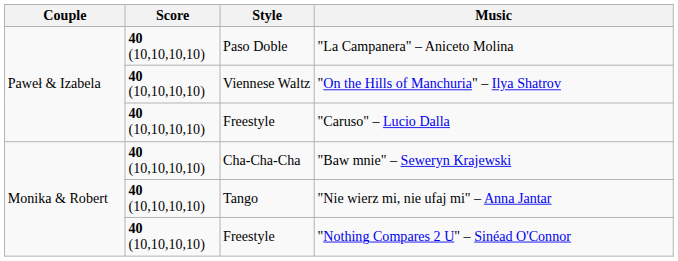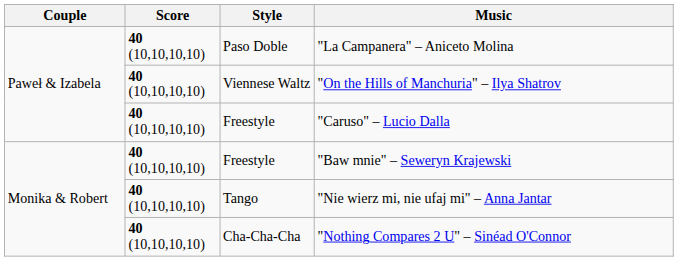(262, 160) Cha-Cha-Cha -> (249, 160) Freestyle
(249, 236) Freestyle -> (262, 236) Cha-Cha-Cha
